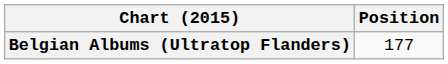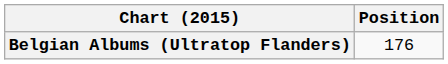(399, 46) 177 -> (399, 46) 176
